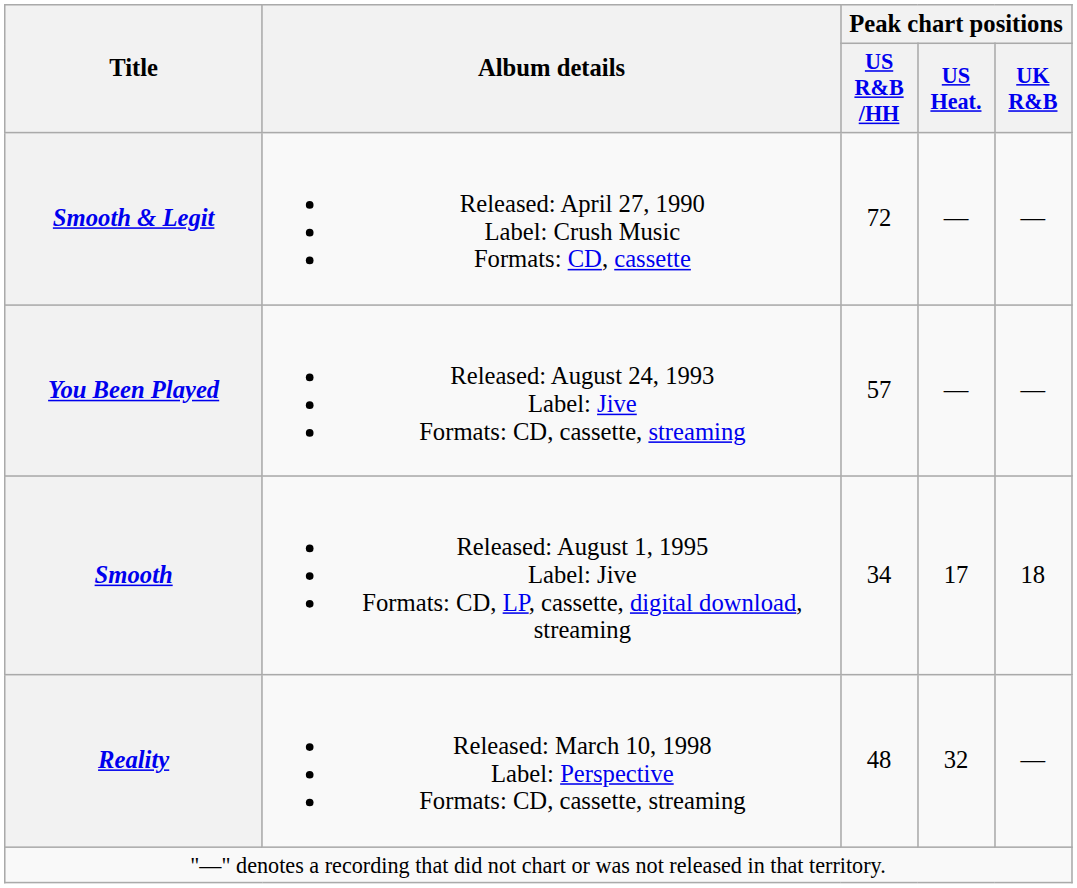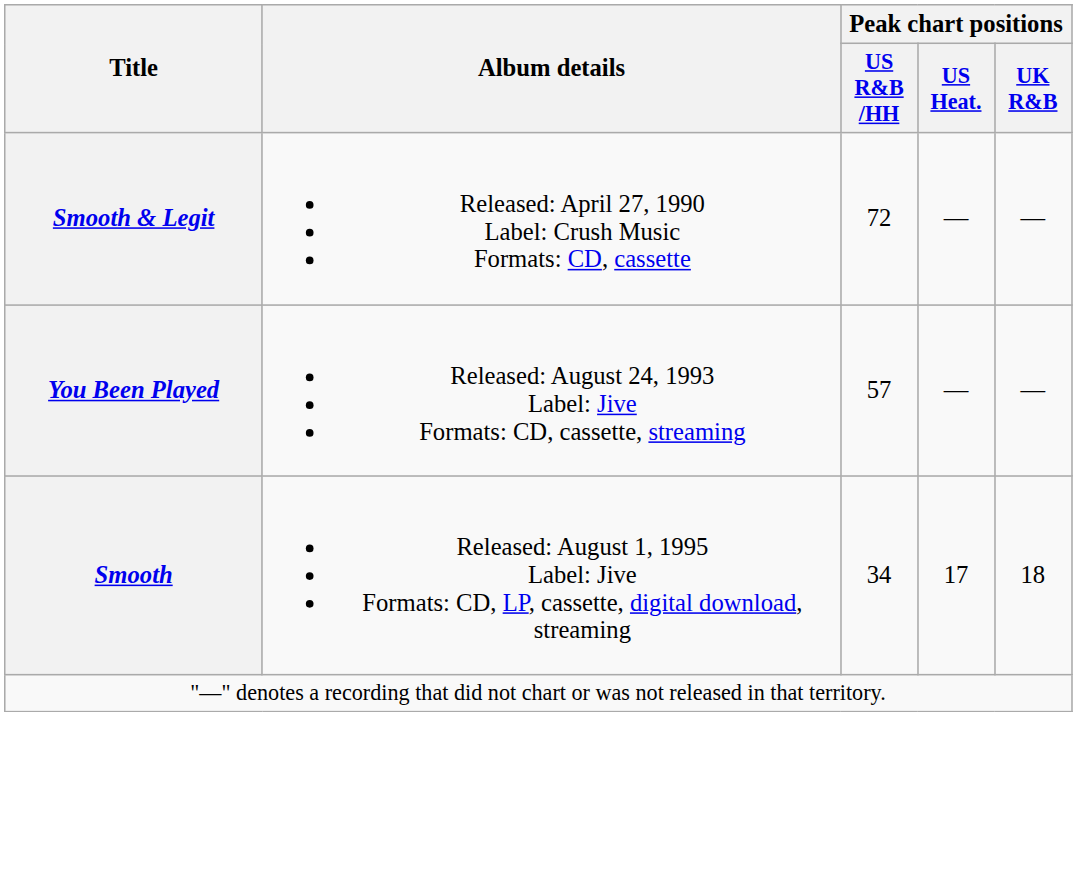- row: (134, 760)
